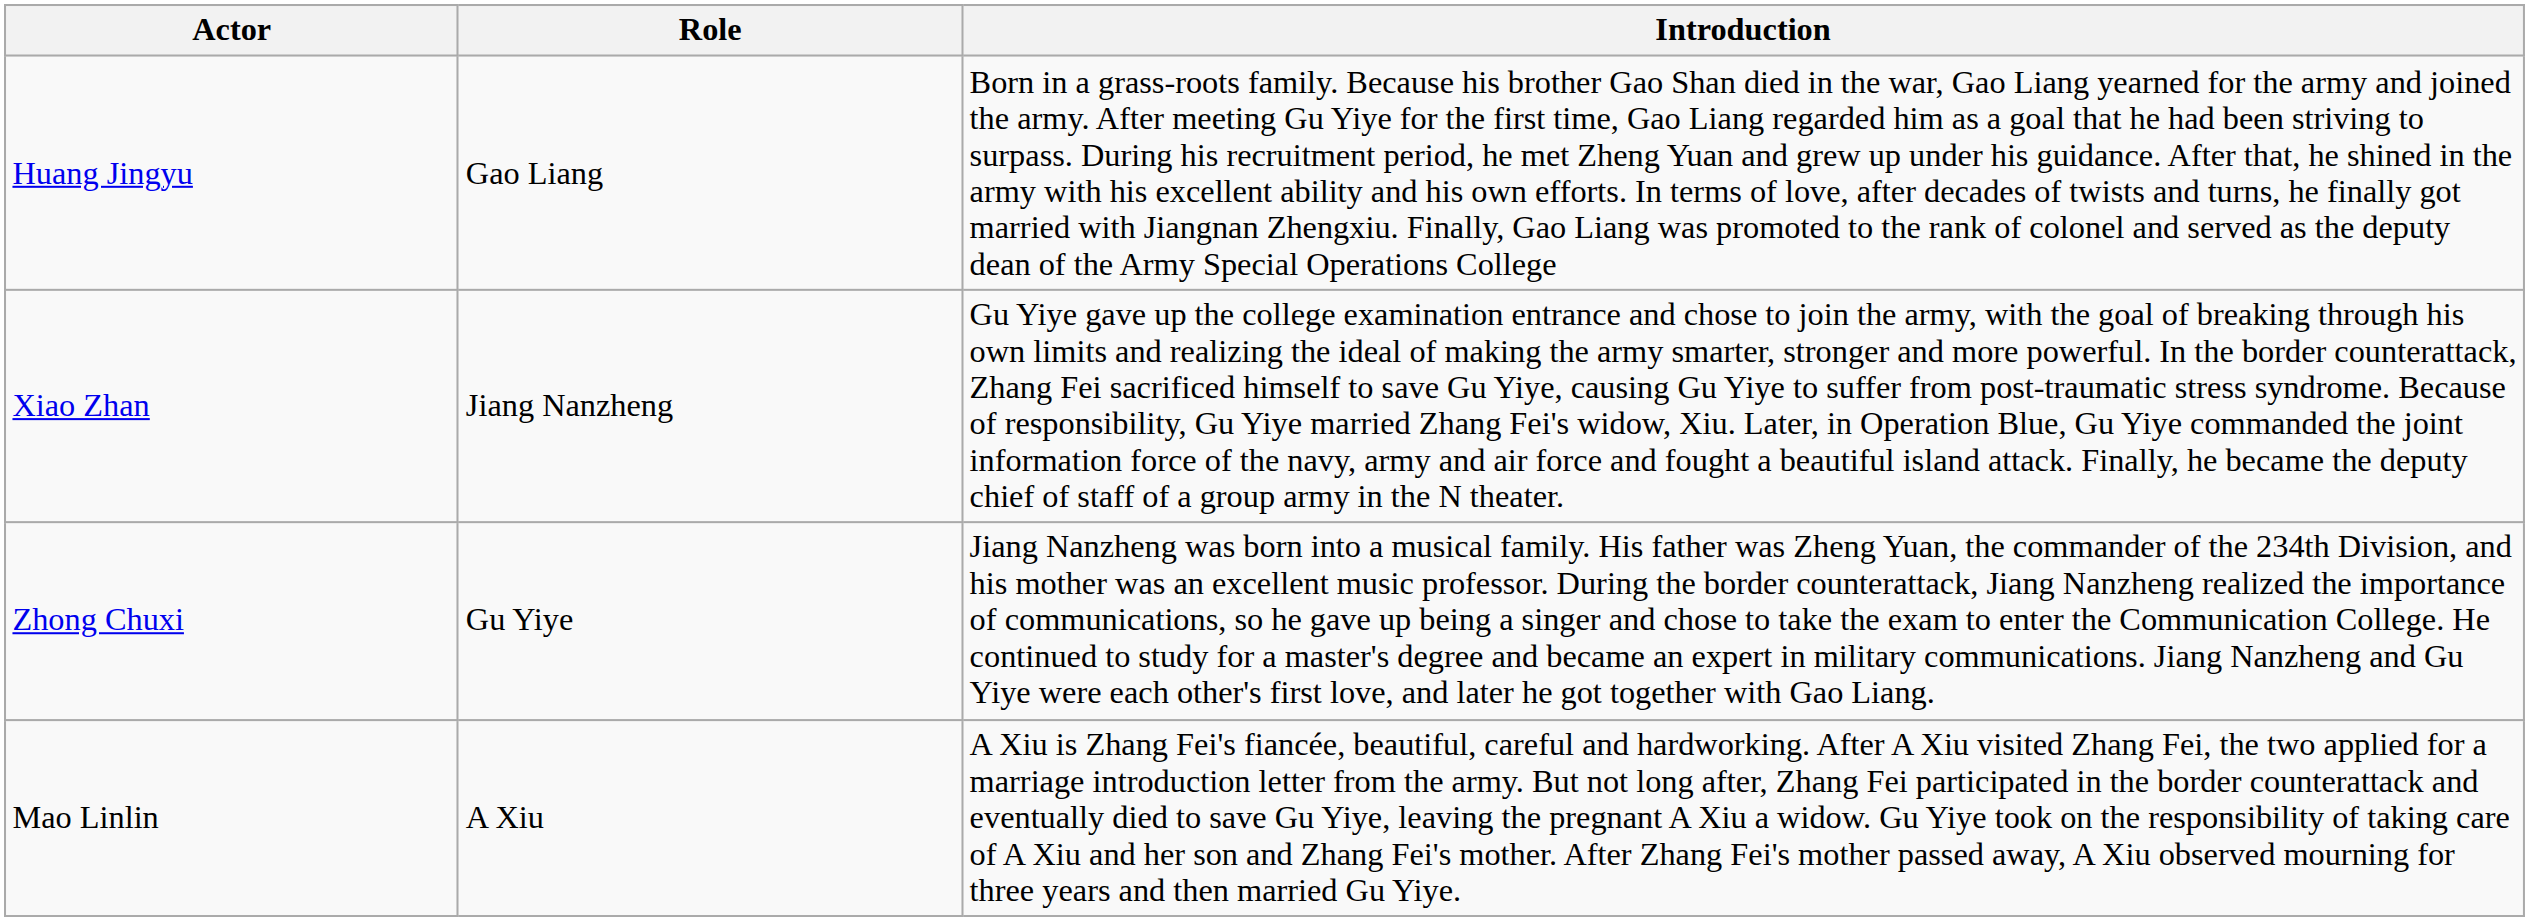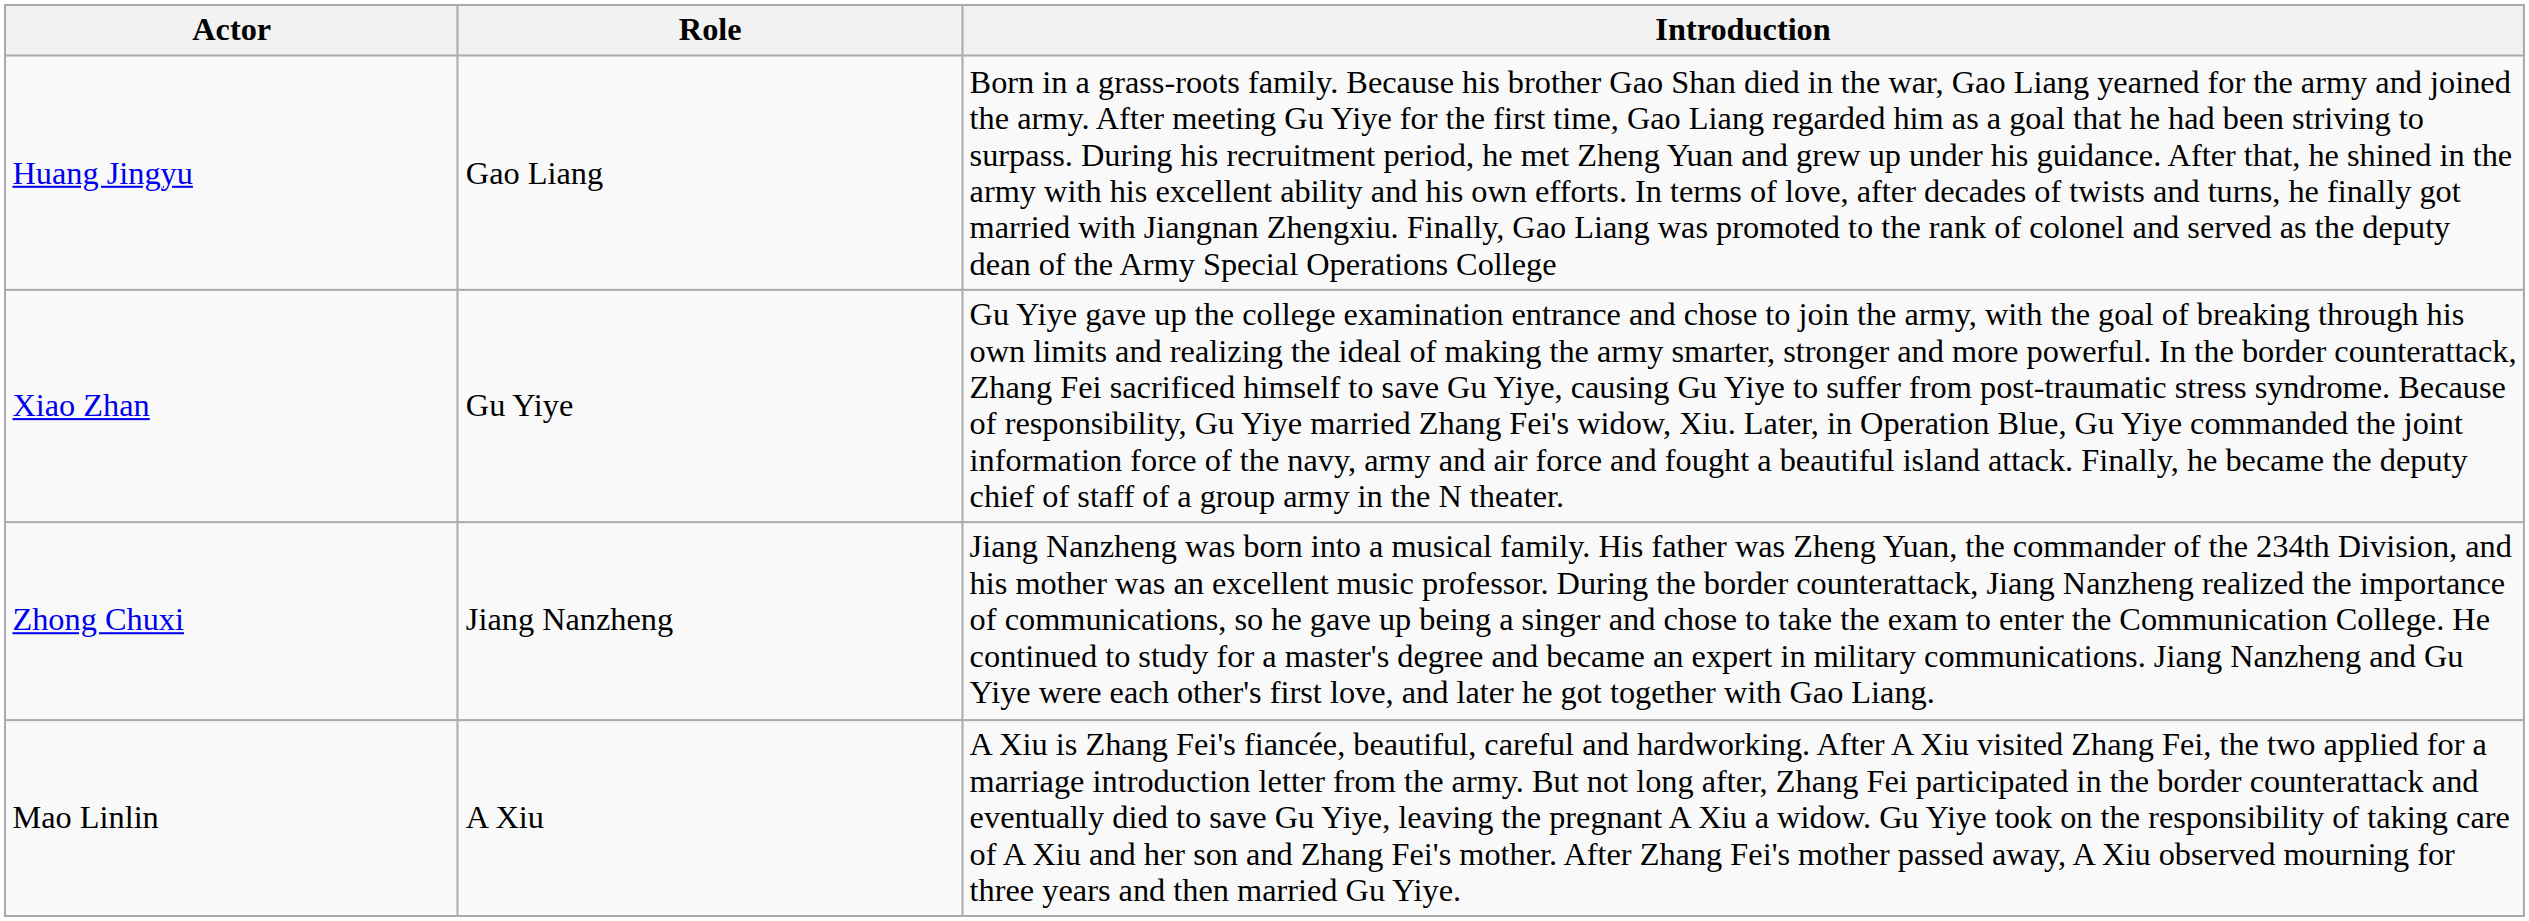(570, 405) Jiang Nanzheng -> (520, 405) Gu Yiye
(520, 620) Gu Yiye -> (570, 620) Jiang Nanzheng
